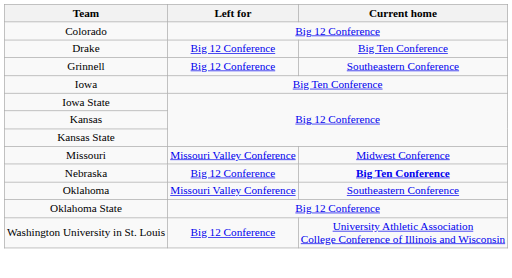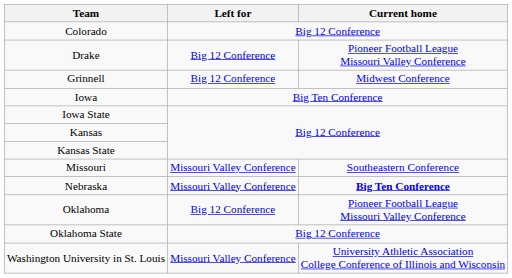(403, 48) Big Ten Conference -> (403, 55) Pioneer Football League Missouri Valley Conference
(403, 66) Southeastern Conference -> (403, 79) Midwest Conference
(403, 155) Midwest Conference -> (403, 168) Southeastern Conference
(233, 173) Big 12 Conference -> (233, 185) Missouri Valley Conference
(233, 191) Missouri Valley Conference -> (233, 209) Big 12 Conference
(403, 191) Southeastern Conference -> (403, 209) Pioneer Football League Missouri Valley Conference
(233, 232) Big 12 Conference -> (233, 258) Missouri Valley Conference
